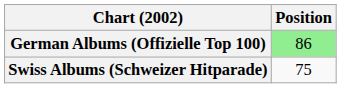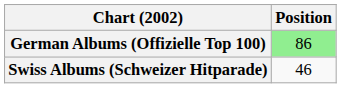(304, 69) 75 -> (304, 69) 46
